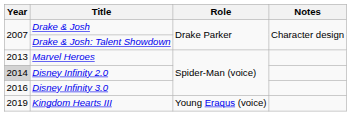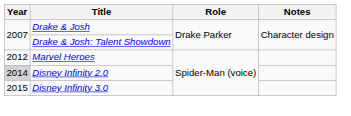(17, 57) 2013 -> (17, 57) 2012
(17, 88) 2016 -> (17, 88) 2015
- row: (72, 103)
